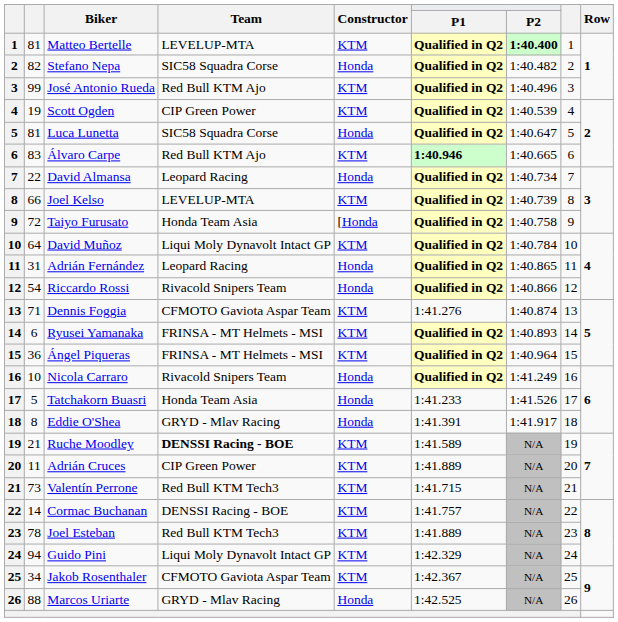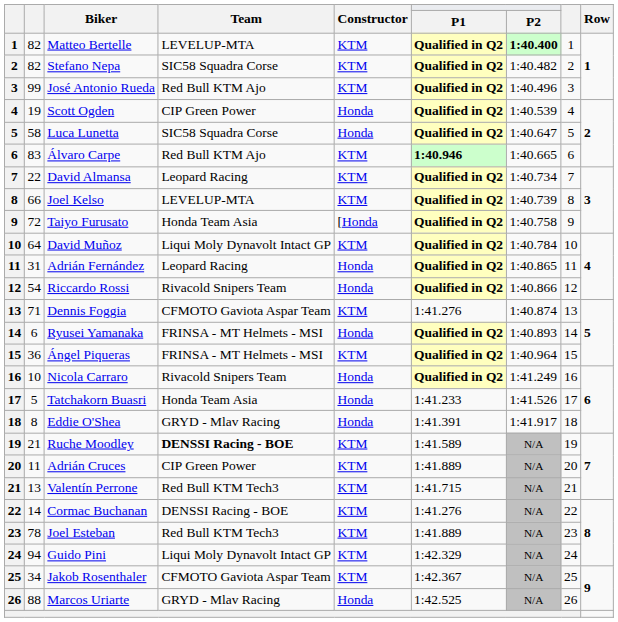(34, 43) 81 -> (34, 43) 82
(355, 65) Honda -> (352, 65) KTM
(352, 110) KTM -> (355, 110) Honda
(34, 132) 81 -> (34, 132) 58
(355, 177) Honda -> (352, 177) KTM
(352, 332) KTM -> (355, 332) Honda
(34, 488) 73 -> (34, 488) 13
(438, 510) 1:41.757 -> (438, 510) 1:41.276
